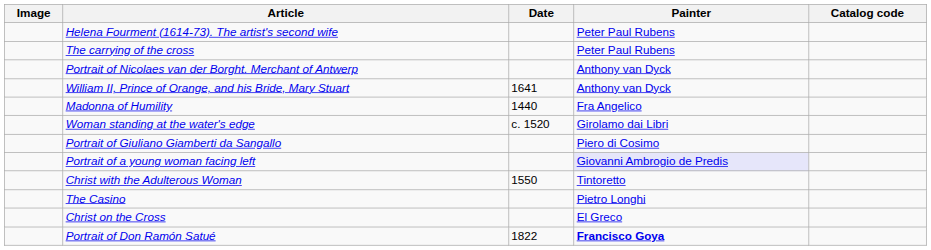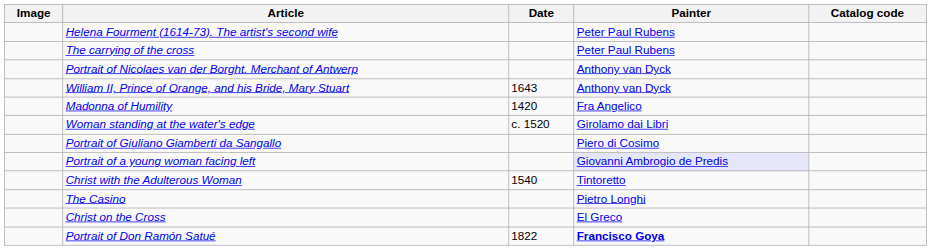(524, 87) 1641 -> (524, 87) 1643
(524, 106) 1440 -> (524, 106) 1420
(524, 180) 1550 -> (524, 180) 1540
